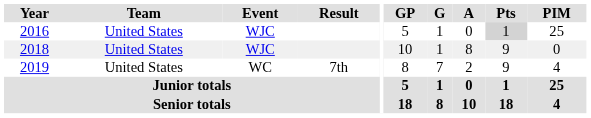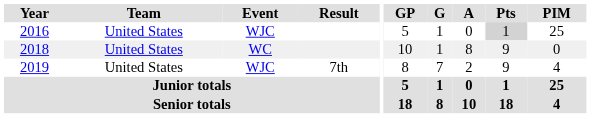(260, 49) WJC -> (260, 49) WC
(260, 67) WC -> (260, 67) WJC
